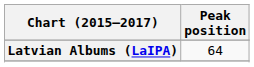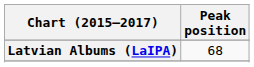(215, 51) 64 -> (215, 51) 68
